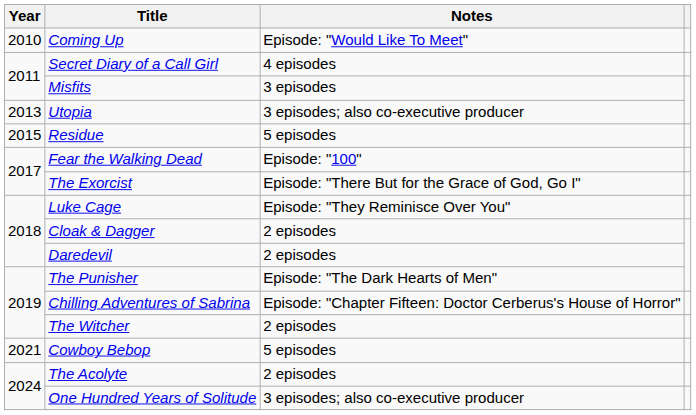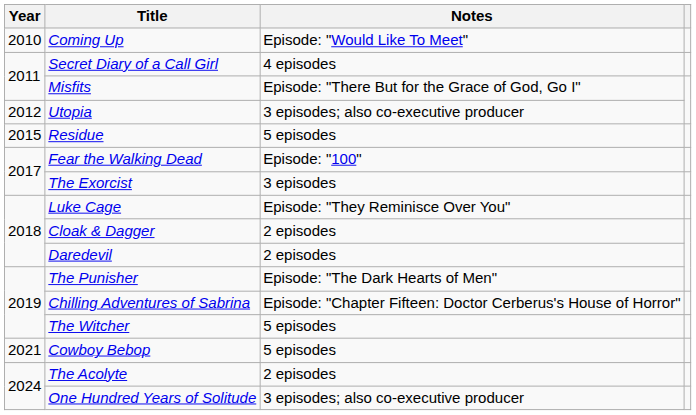(300, 87) 3 episodes -> (422, 87) Episode: "There But for the Grace of God, Go I"
(25, 111) 2013 -> (25, 111) 2012
(422, 183) Episode: "There But for the Grace of God, Go I" -> (300, 183) 3 episodes
(300, 326) 2 episodes -> (300, 326) 5 episodes
